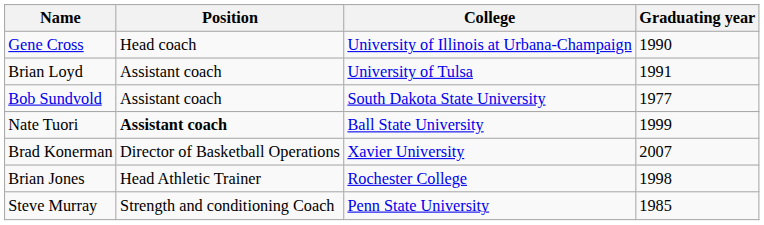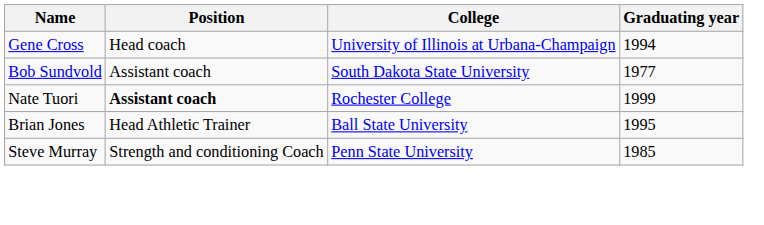(656, 44) 1990 -> (639, 44) 1994
- row: (46, 71)
(416, 125) Ball State University -> (391, 98) Rochester College
- row: (60, 152)
(407, 178) Rochester College -> (399, 125) Ball State University
(656, 178) 1998 -> (639, 125) 1995
